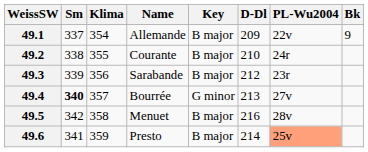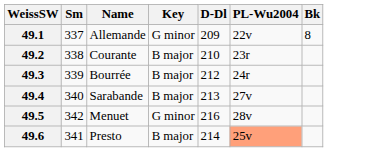- column: (107, 14)
(212, 34) B major -> (173, 34) G minor
(348, 34) 9 -> (308, 34) 8
(281, 55) 24r -> (241, 55) 23r
(156, 75) Sarabande -> (110, 75) Bourrée
(281, 75) 23r -> (241, 75) 24r
(74, 95) bold -> (74, 95) normal
(150, 95) Bourrée -> (116, 95) Sarabande
(213, 95) G minor -> (172, 95) B major
(212, 116) B major -> (173, 116) G minor
